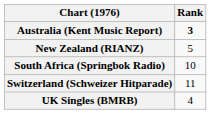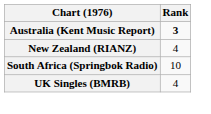(190, 48) 5 -> (175, 48) 4
- row: (90, 83)
